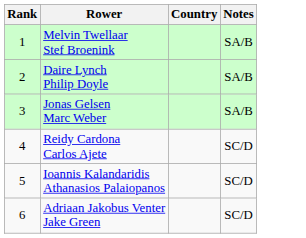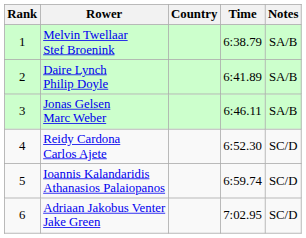+ column: (243, 14)
